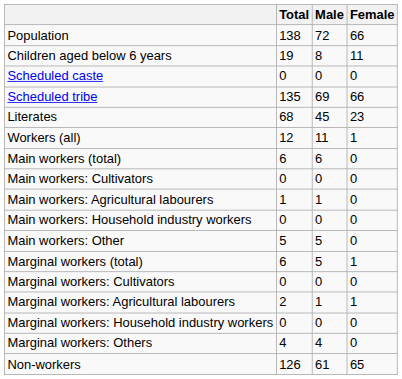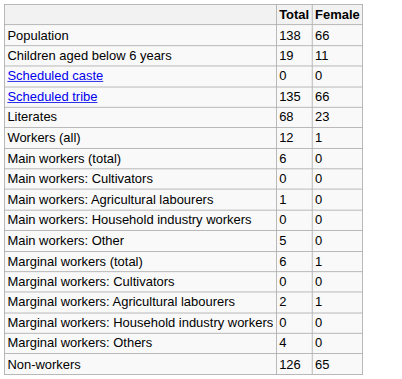- column: (330, 14)
